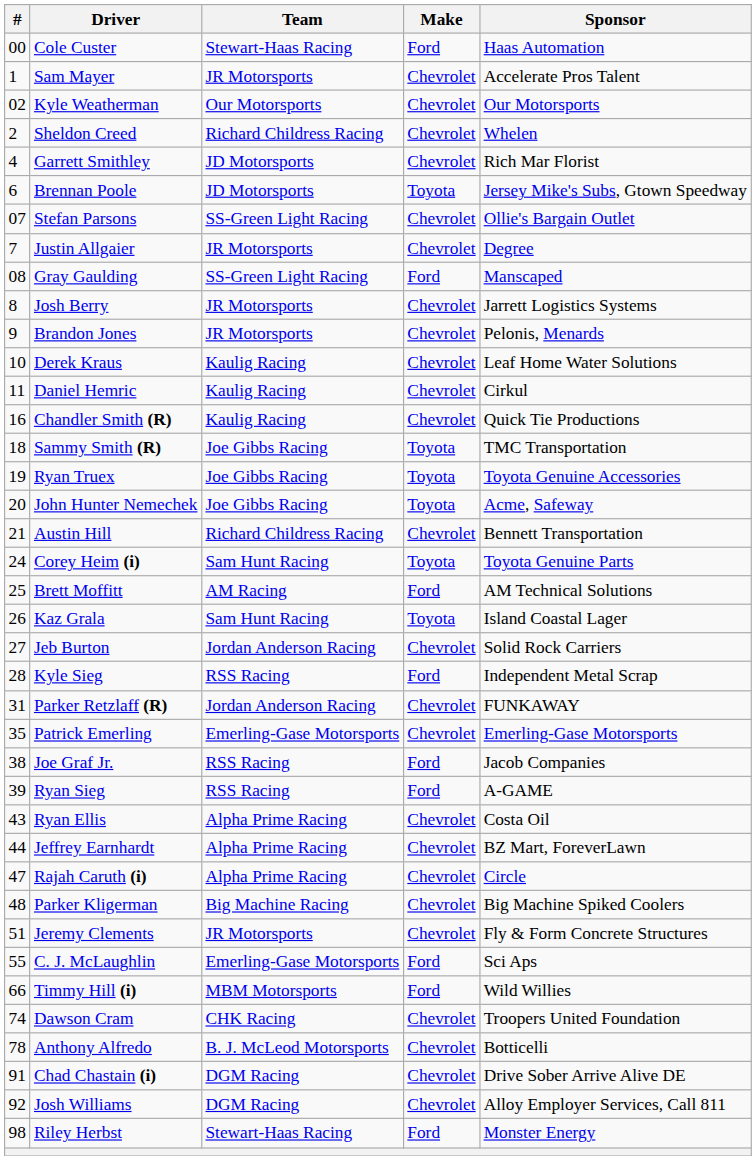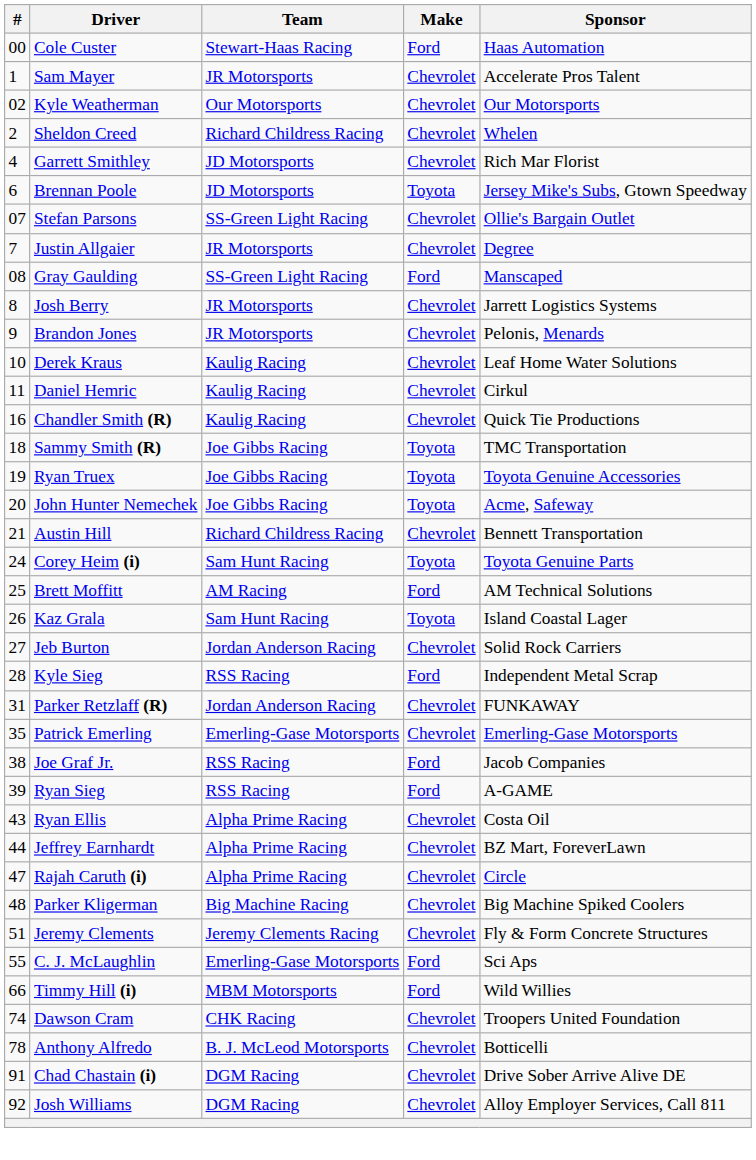(259, 933) JR Motorsports -> (292, 933) Jeremy Clements Racing
- row: (78, 1133)
